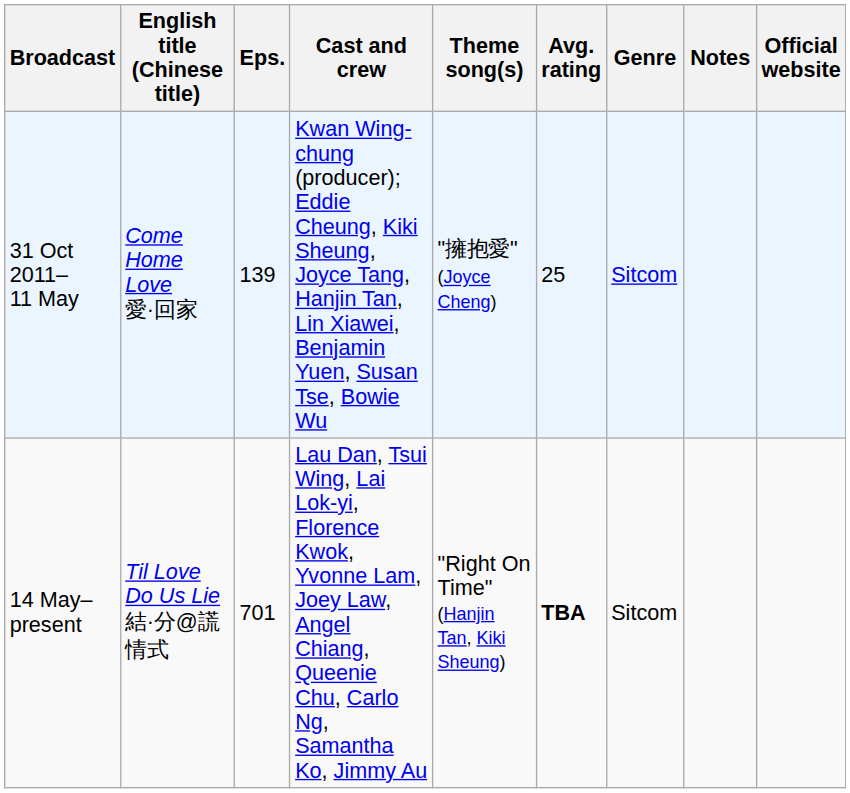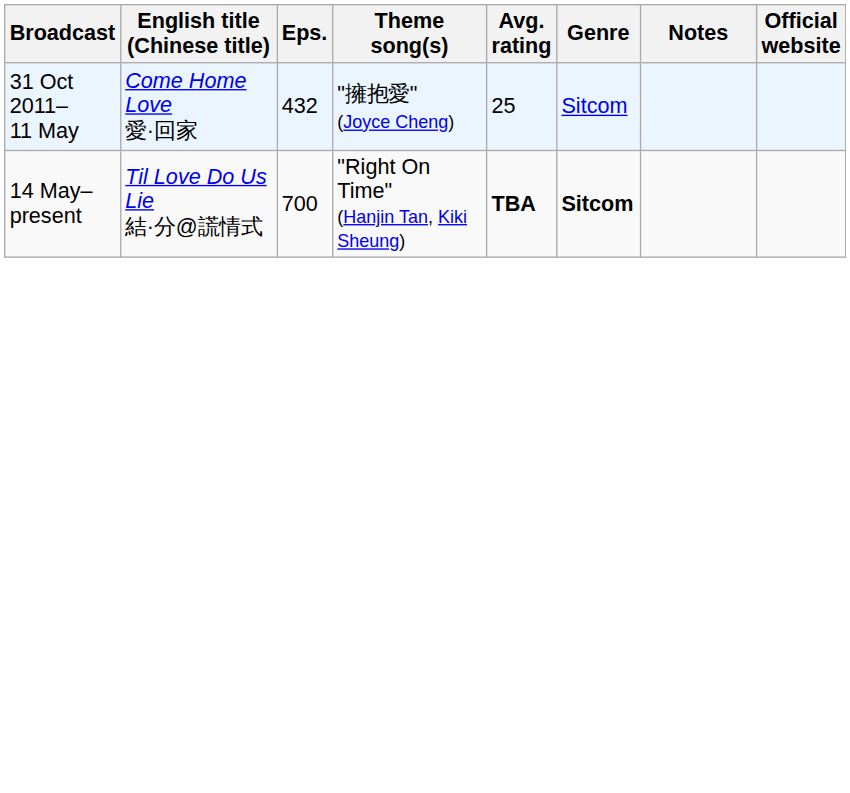- column: (361, 58)
(258, 274) 139 -> (300, 106) 432
(258, 612) 701 -> (300, 203) 700
(644, 612) normal -> (597, 203) bold
